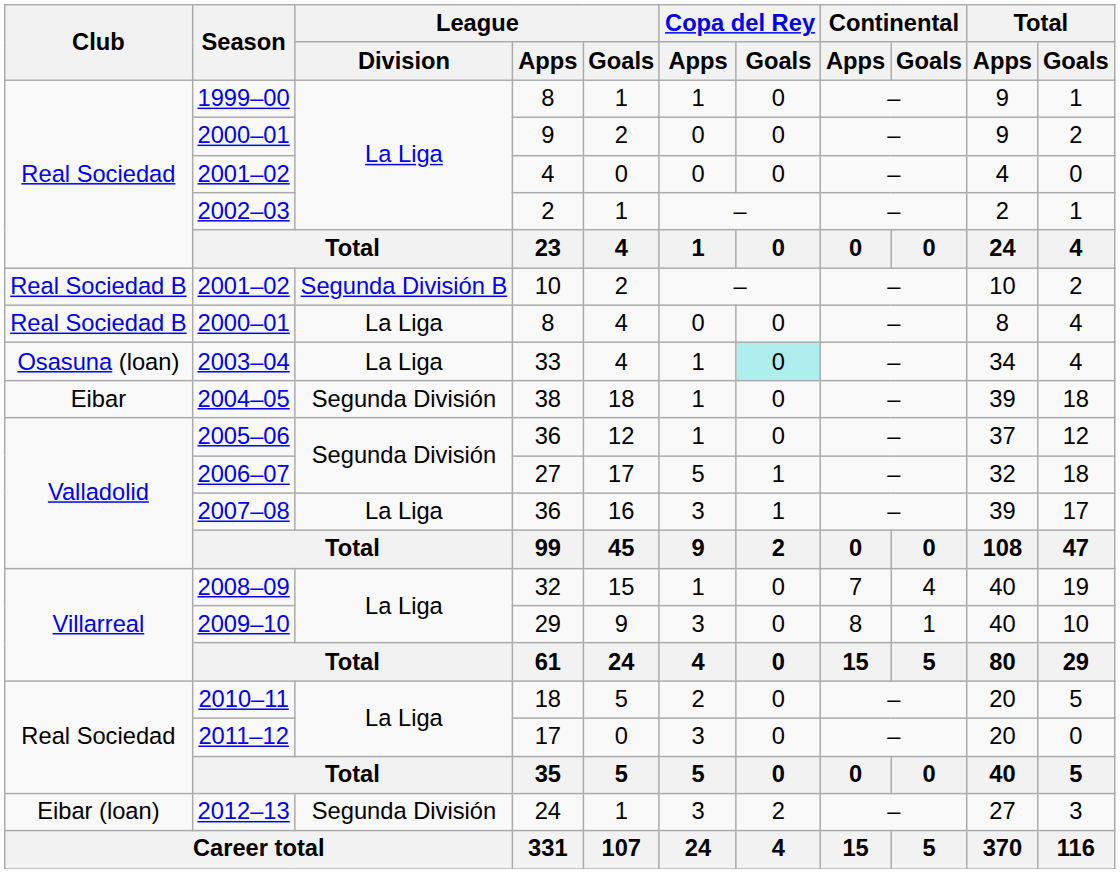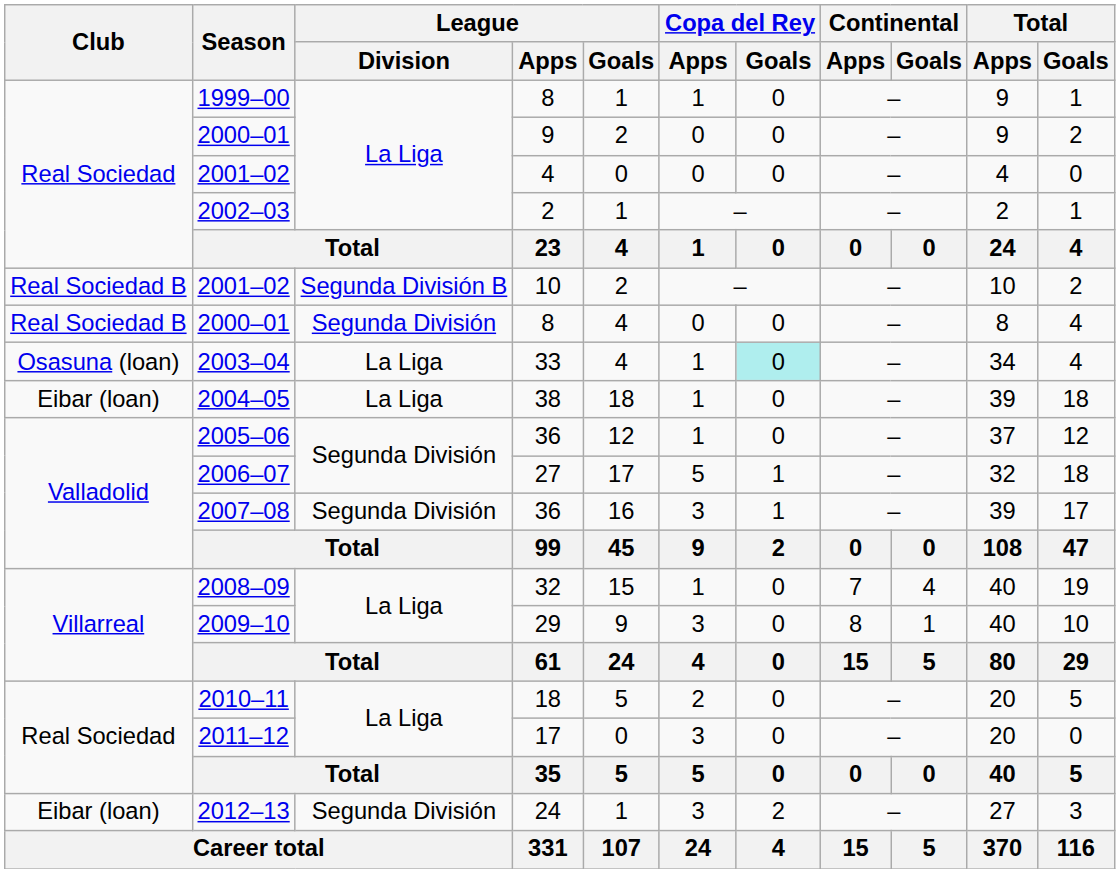(404, 323) La Liga -> (404, 323) Segunda División
(98, 398) Eibar -> (98, 398) Eibar (loan)
(404, 398) Segunda División -> (404, 398) La Liga
(404, 511) La Liga -> (404, 511) Segunda División
